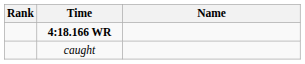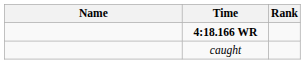columns swapped: (212, 13) <-> (20, 13)
